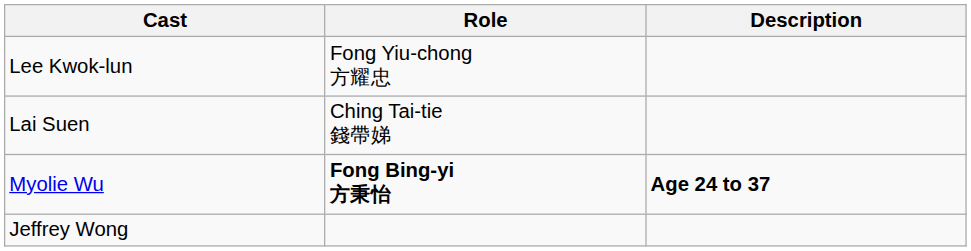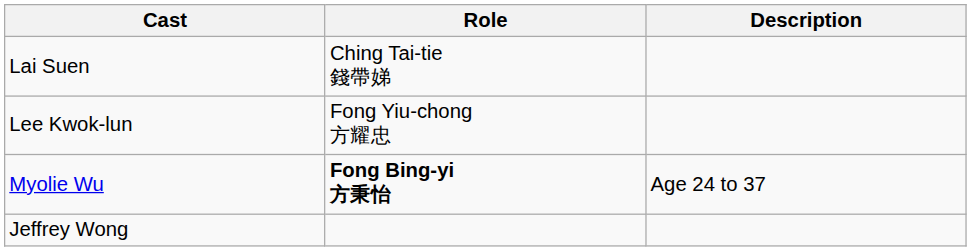rows swapped: (49, 125) <-> (71, 66)
(710, 183) bold -> (708, 183) normal
